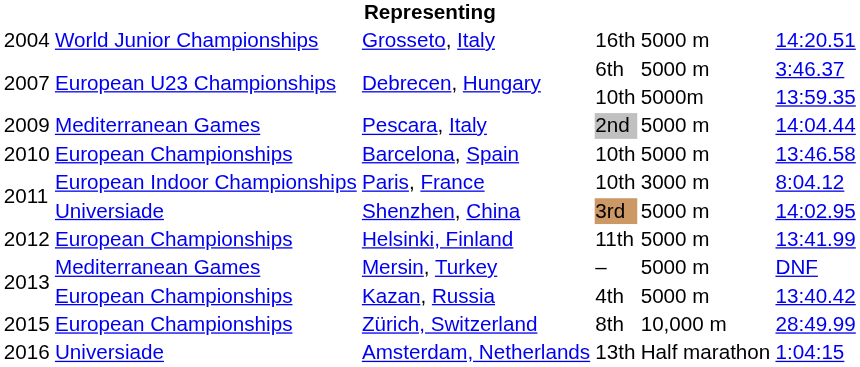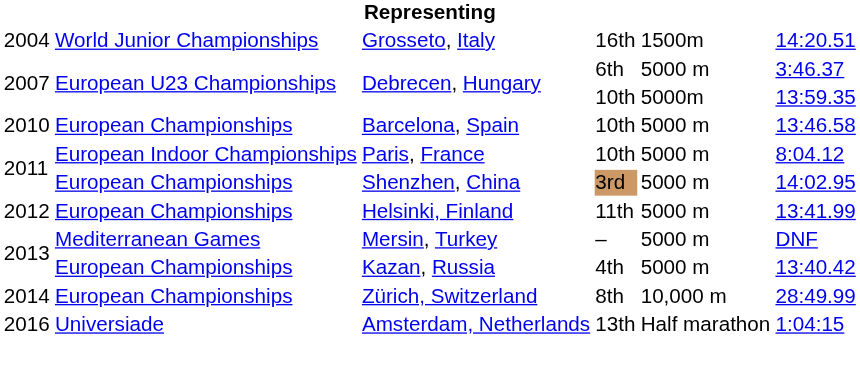(675, 40) 5000 m -> (672, 40) 1500m
- row: (424, 125)
(675, 182) 3000 m -> (675, 154) 5000 m
(109, 210) Universiade -> (174, 182) European Championships
(27, 324) 2015 -> (27, 296) 2014
